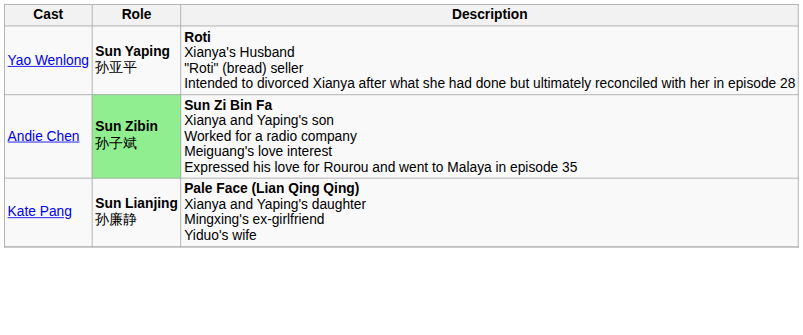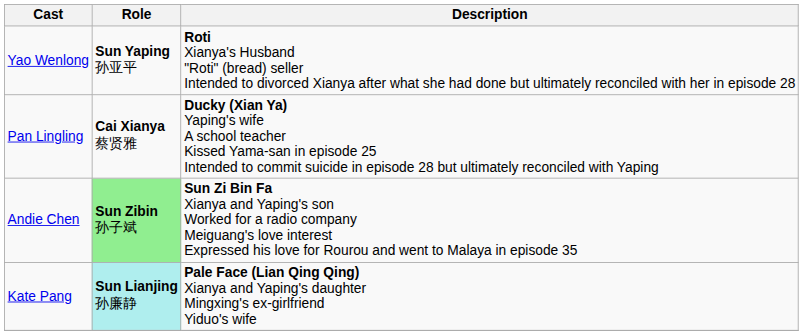+ row: (45, 136)
(137, 211) no background -> (137, 295) paleturquoise background
